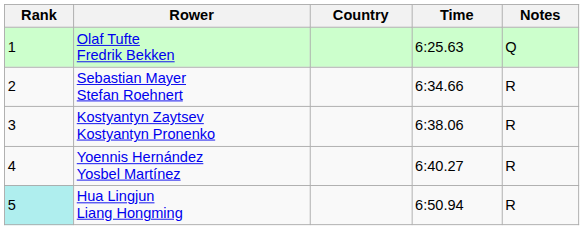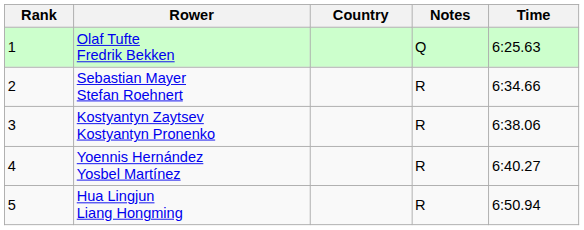columns swapped: (457, 16) <-> (540, 16)
(12, 205) paleturquoise background -> (12, 205) no background
